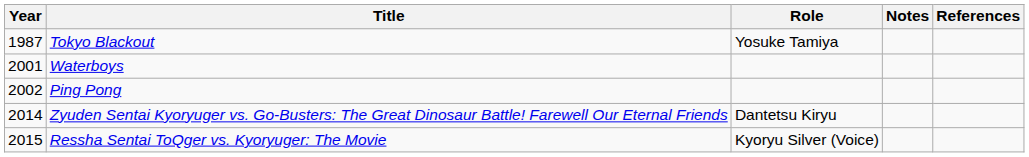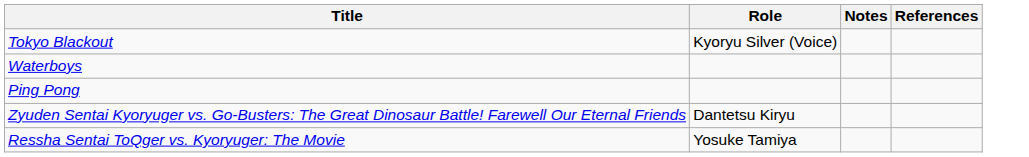- column: (25, 16)
(787, 41) Yosuke Tamiya -> (765, 41) Kyoryu Silver (Voice)
(807, 139) Kyoryu Silver (Voice) -> (745, 139) Yosuke Tamiya
